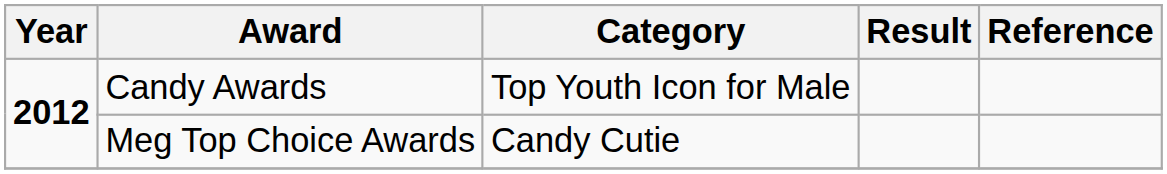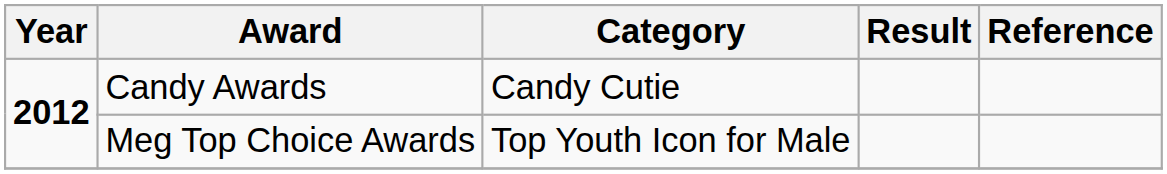(671, 86) Top Youth Icon for Male -> (586, 86) Candy Cutie
(586, 140) Candy Cutie -> (671, 140) Top Youth Icon for Male
